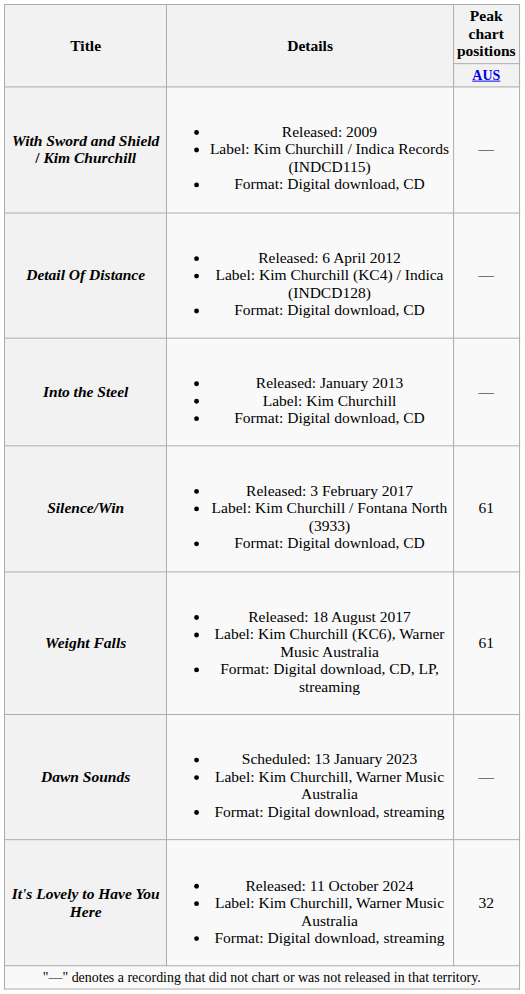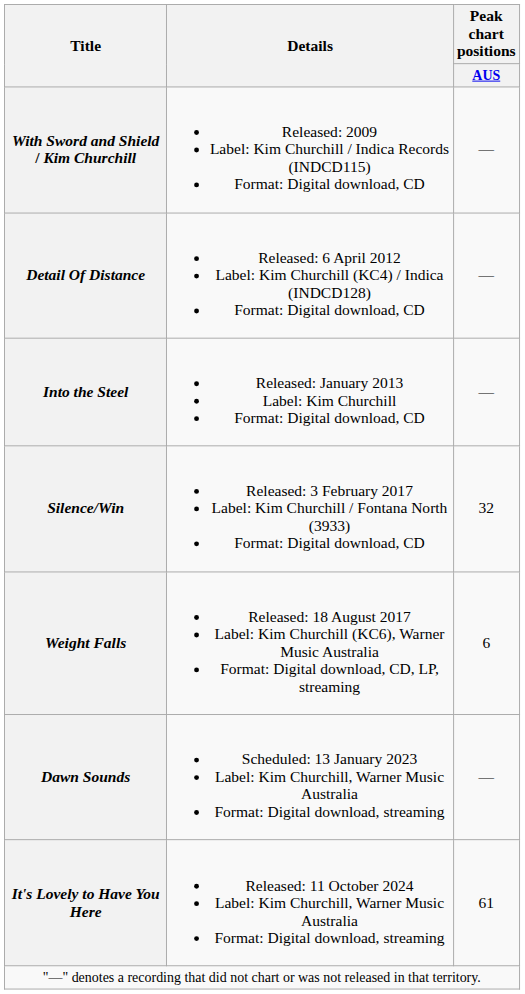(486, 508) 61 -> (486, 508) 32
(486, 643) 61 -> (486, 643) 6
(486, 902) 32 -> (486, 902) 61
